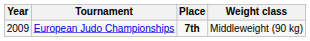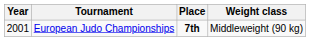(18, 28) 2009 -> (18, 28) 2001
